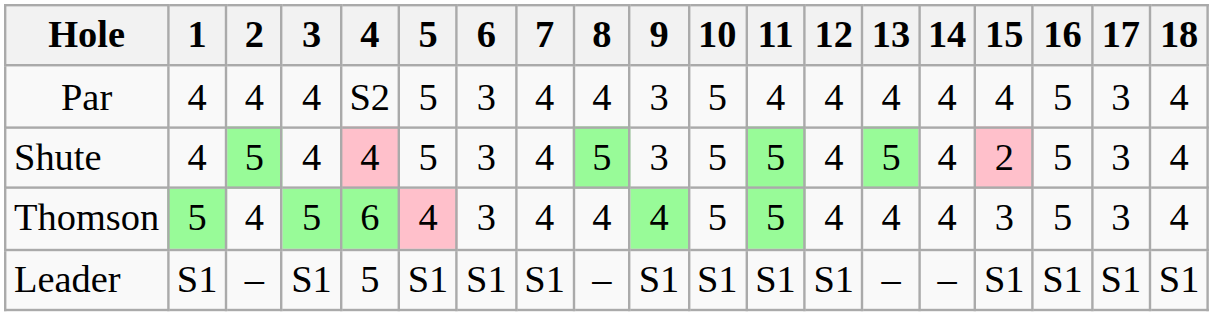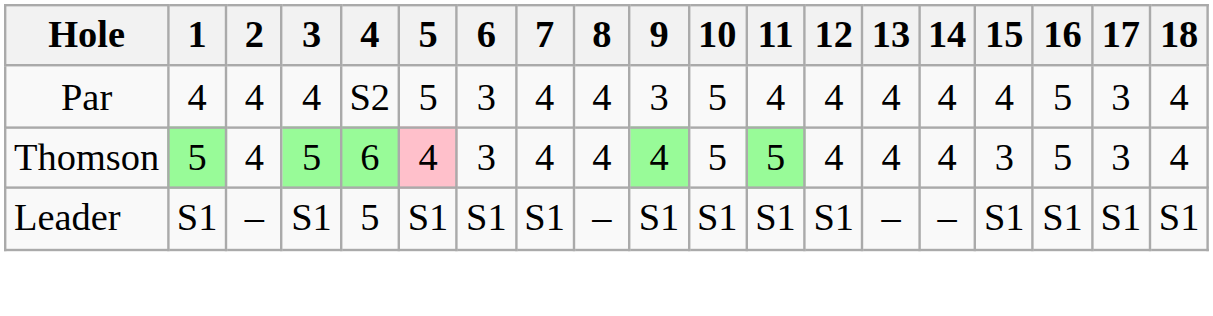- row: (58, 156)
